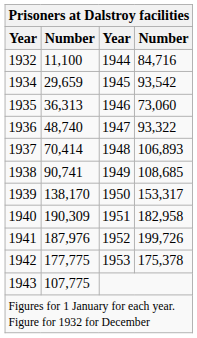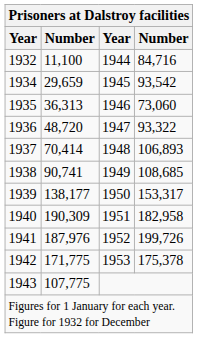(63, 127) 48,740 -> (63, 127) 48,720
(67, 194) 138,170 -> (67, 194) 138,177
(67, 261) 177,775 -> (67, 261) 171,775
